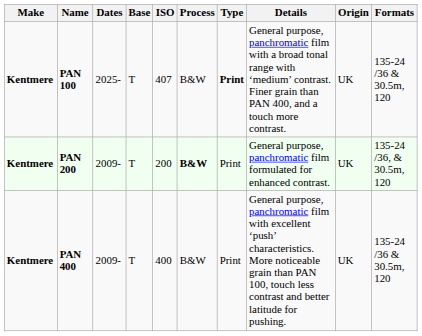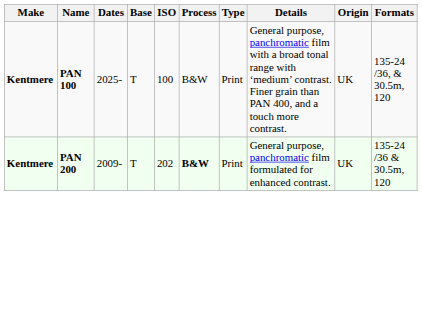(163, 79) 407 -> (165, 79) 100
(232, 79) bold -> (232, 79) normal
(390, 79) 135-24 /36 & 30.5m, 120 -> (389, 79) 135-24 /36, & 30.5m, 120
(163, 163) 200 -> (165, 163) 202
(390, 163) 135-24 /36, & 30.5m, 120 -> (389, 163) 135-24 /36 & 30.5m, 120
- row: (70, 260)
